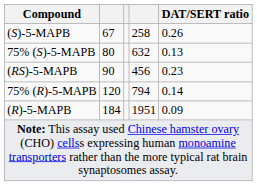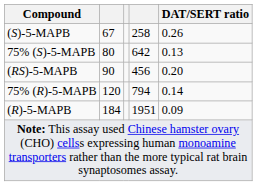(141, 52) 632 -> (141, 52) 642
(172, 71) 0.23 -> (172, 71) 0.20
